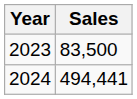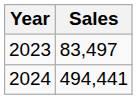(89, 49) 83,500 -> (89, 49) 83,497
